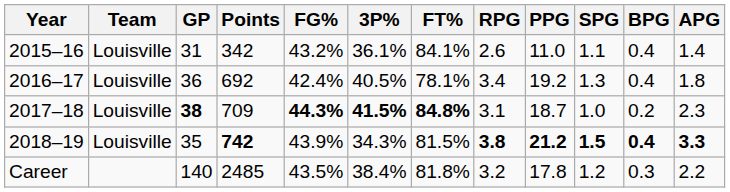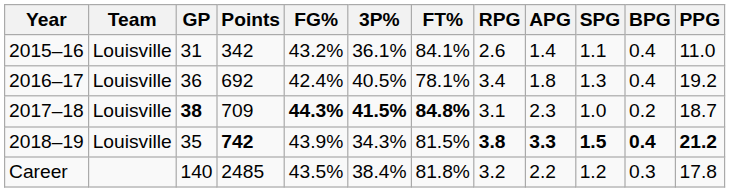columns swapped: (699, 19) <-> (550, 19)
